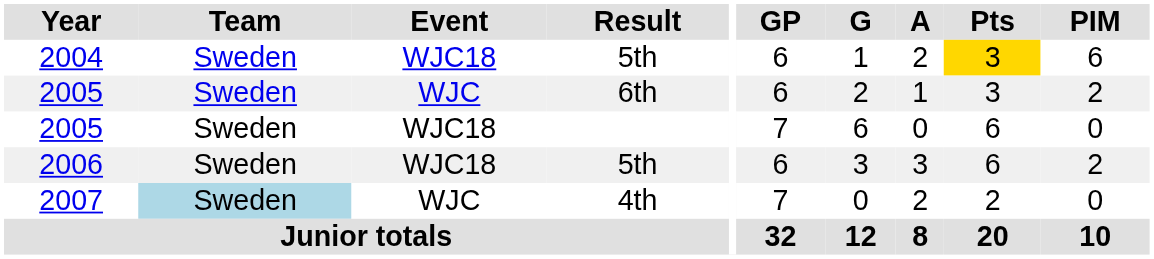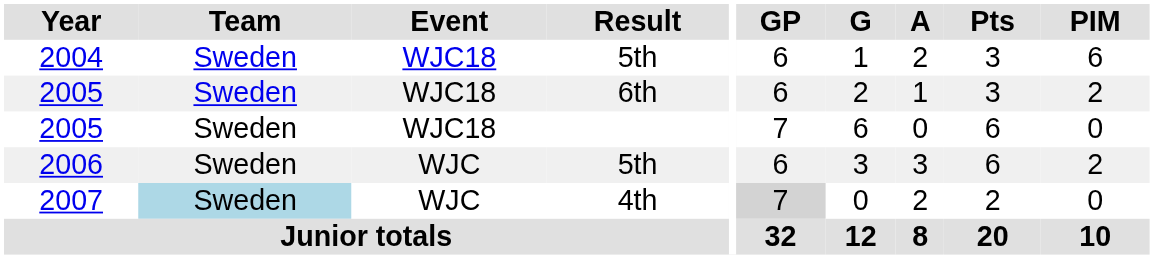(993, 57) gold background -> (993, 57) no background
(449, 93) WJC -> (449, 93) WJC18
(449, 164) WJC18 -> (449, 164) WJC
(780, 200) no background -> (780, 200) lightgrey background
